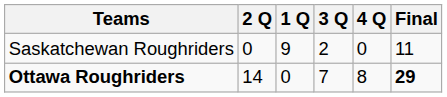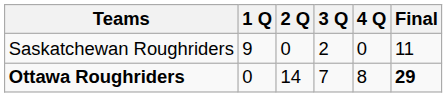columns swapped: (295, 19) <-> (257, 19)
